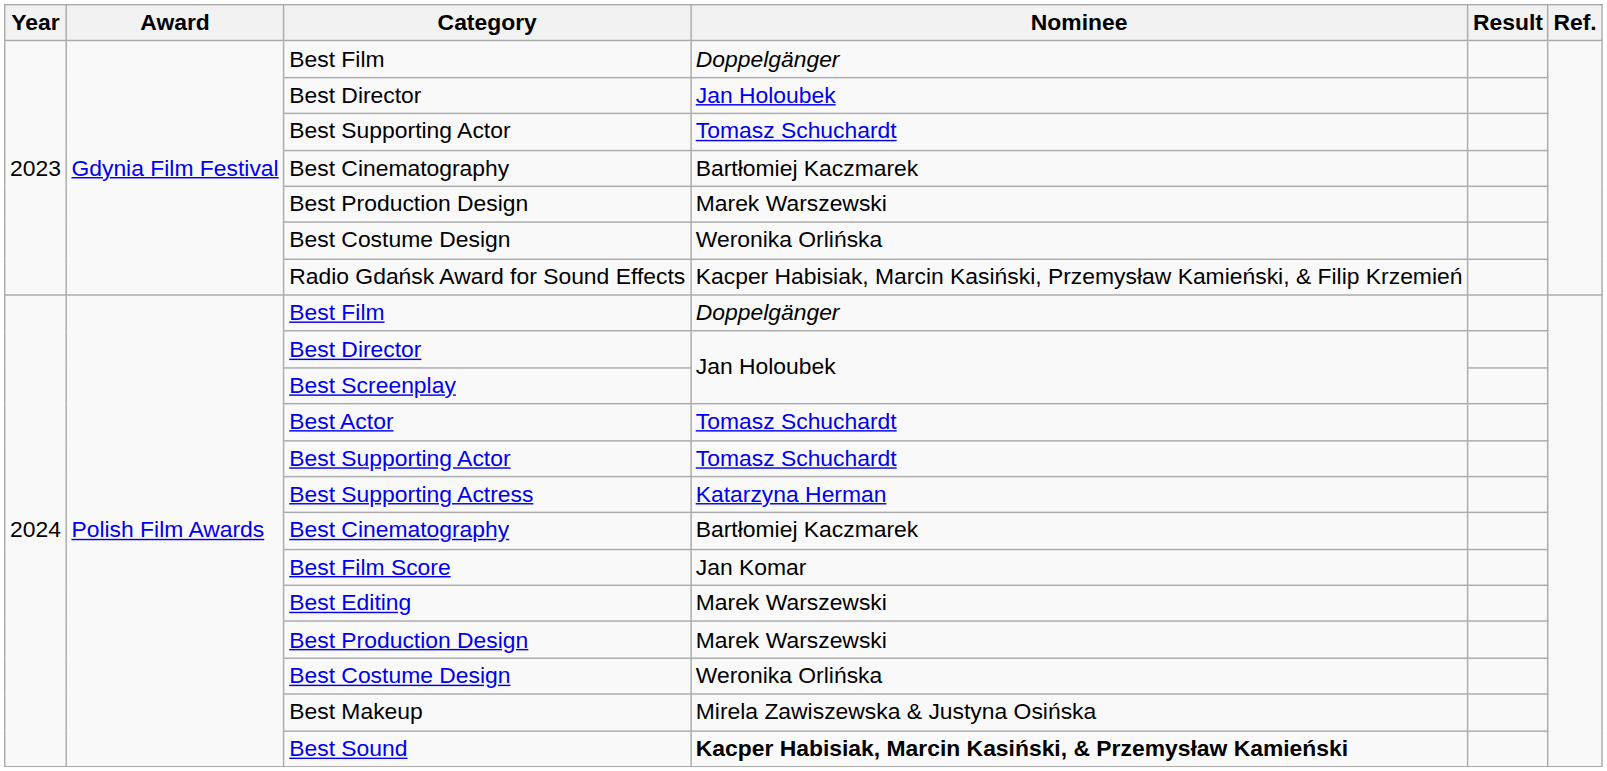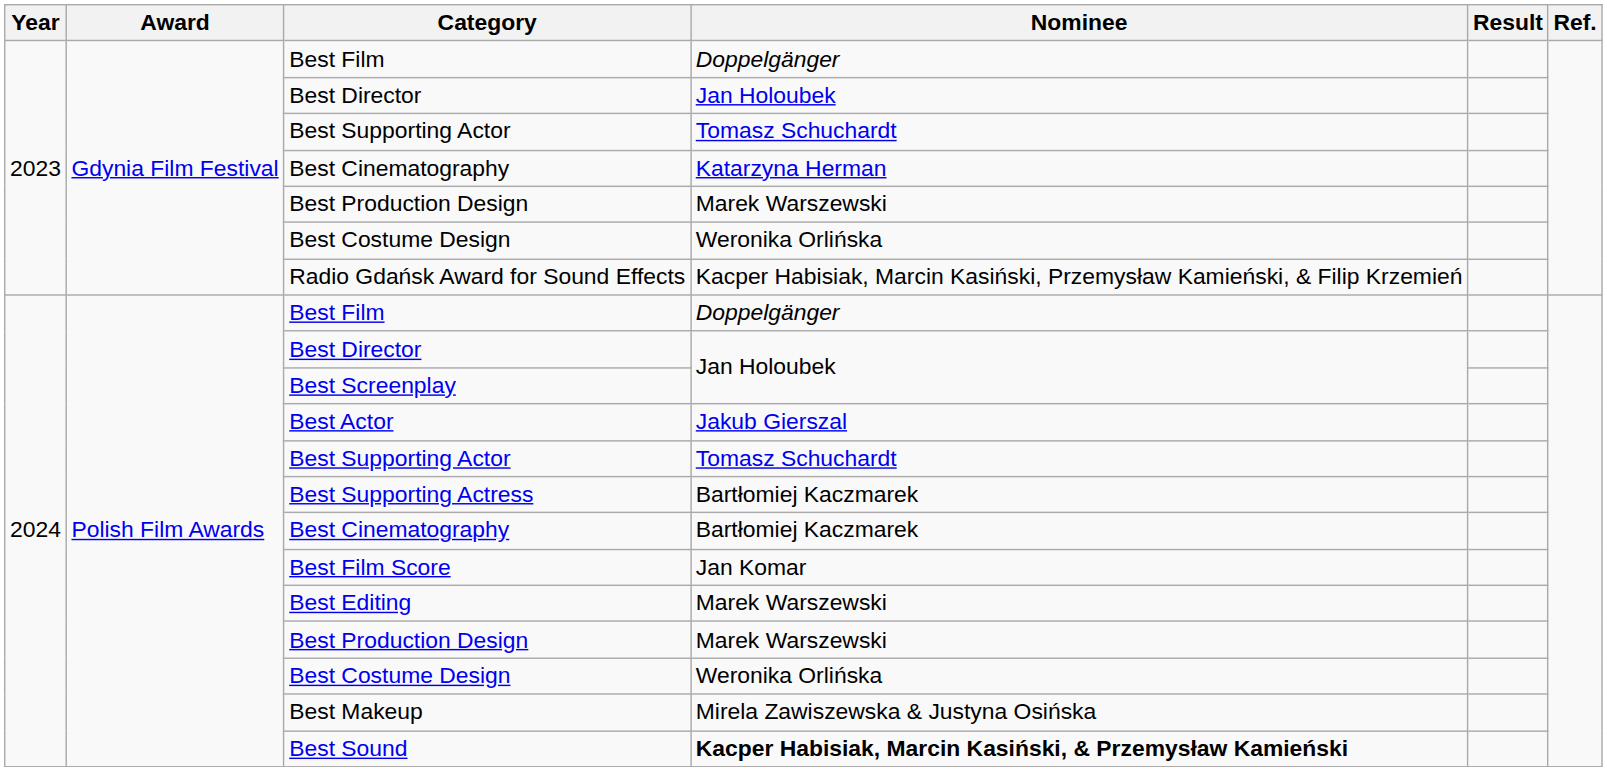(807, 167) Bartłomiej Kaczmarek -> (791, 167) Katarzyna Herman
(796, 421) Tomasz Schuchardt -> (771, 421) Jakub Gierszal
(791, 494) Katarzyna Herman -> (807, 494) Bartłomiej Kaczmarek
